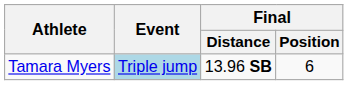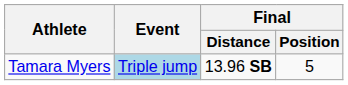(309, 67) 6 -> (309, 67) 5
